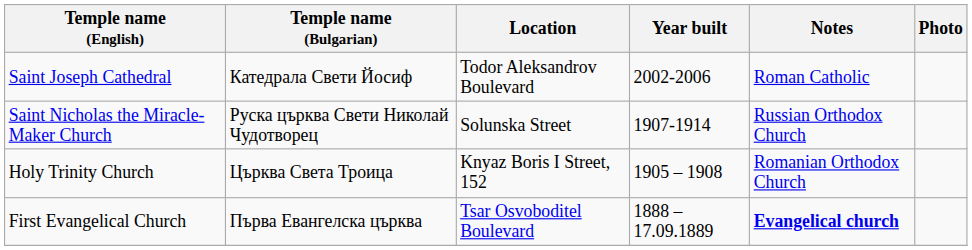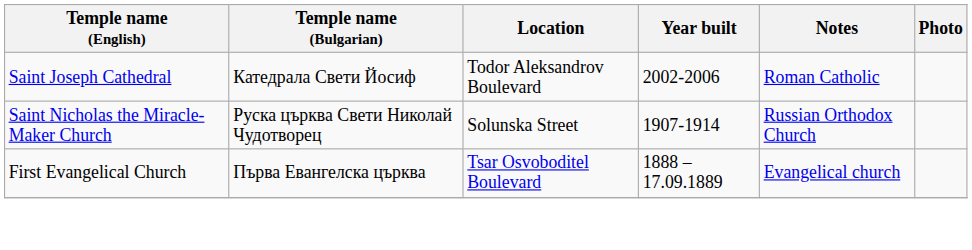- row: (81, 173)
(826, 221) bold -> (832, 173) normal
